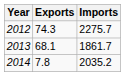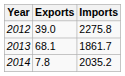(45, 29) 74.3 -> (45, 29) 39.0
(95, 29) 2275.7 -> (95, 29) 2275.8
